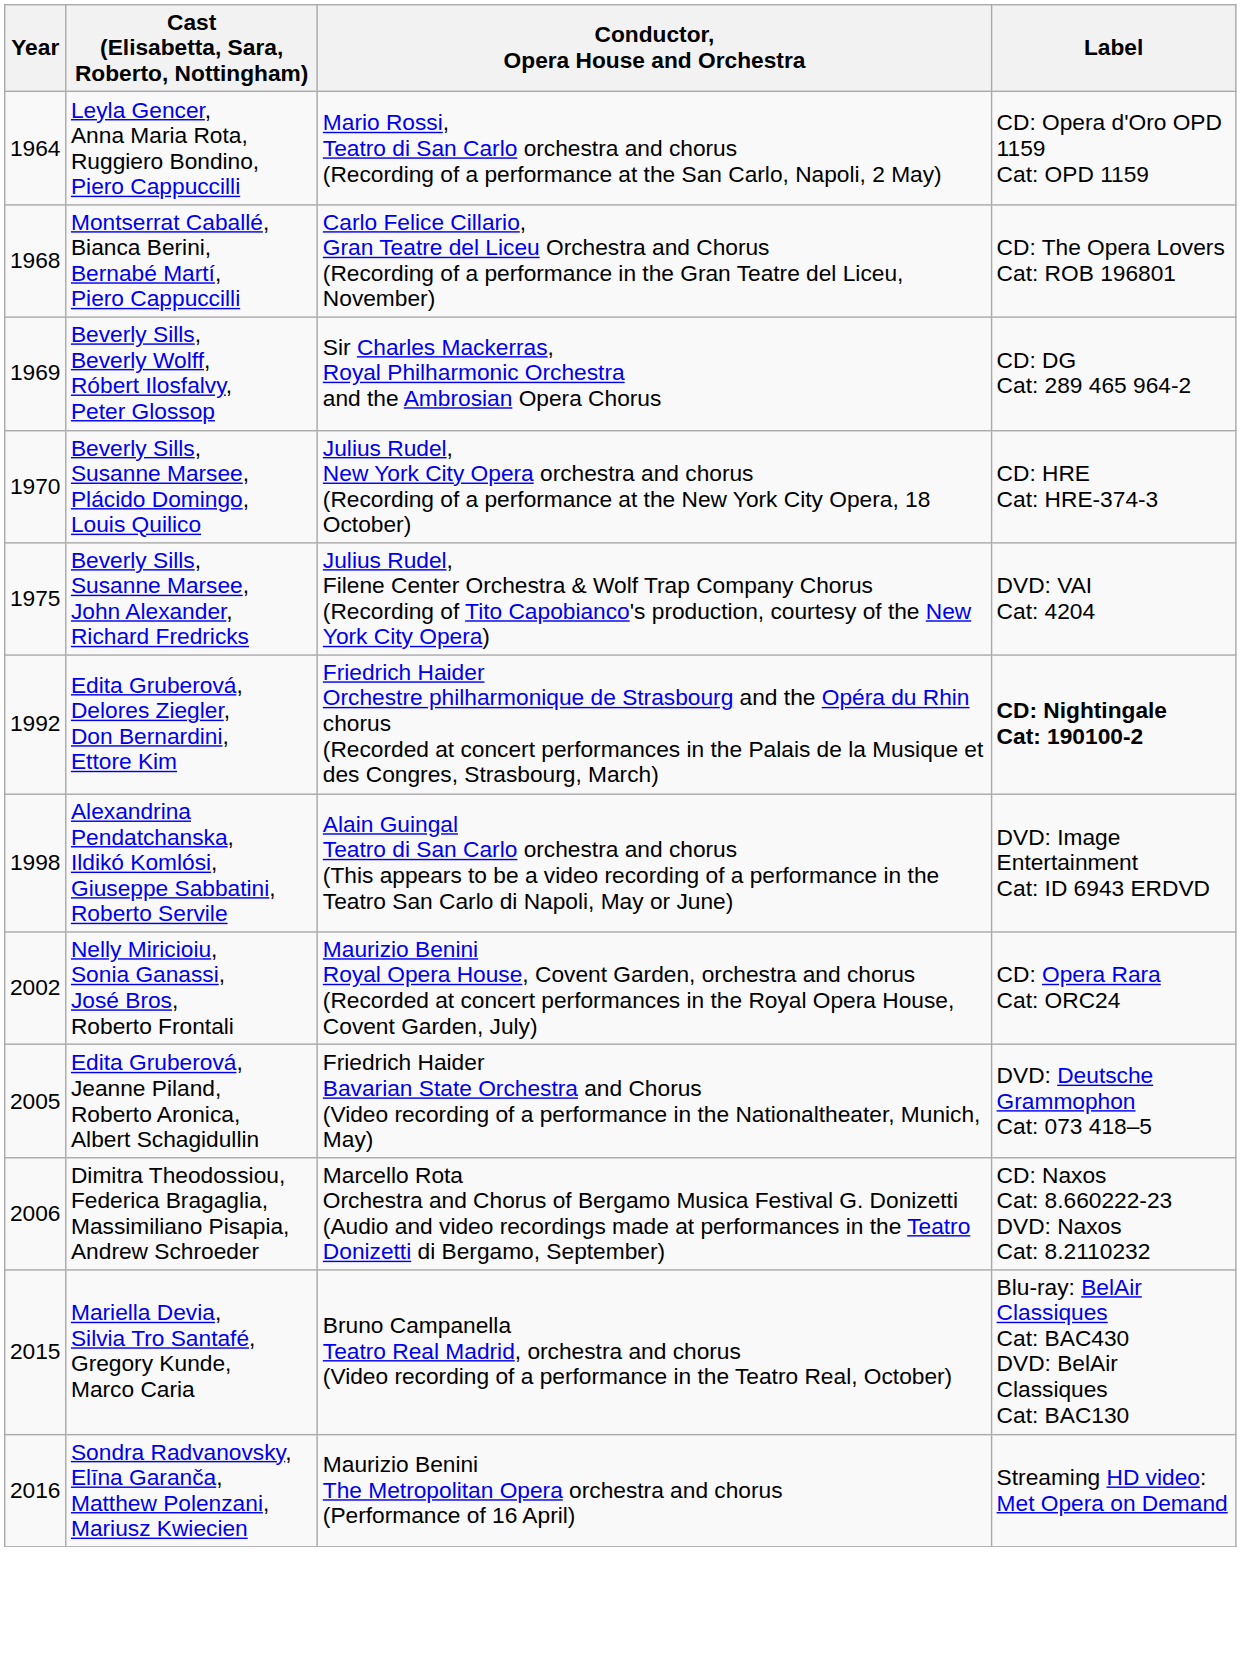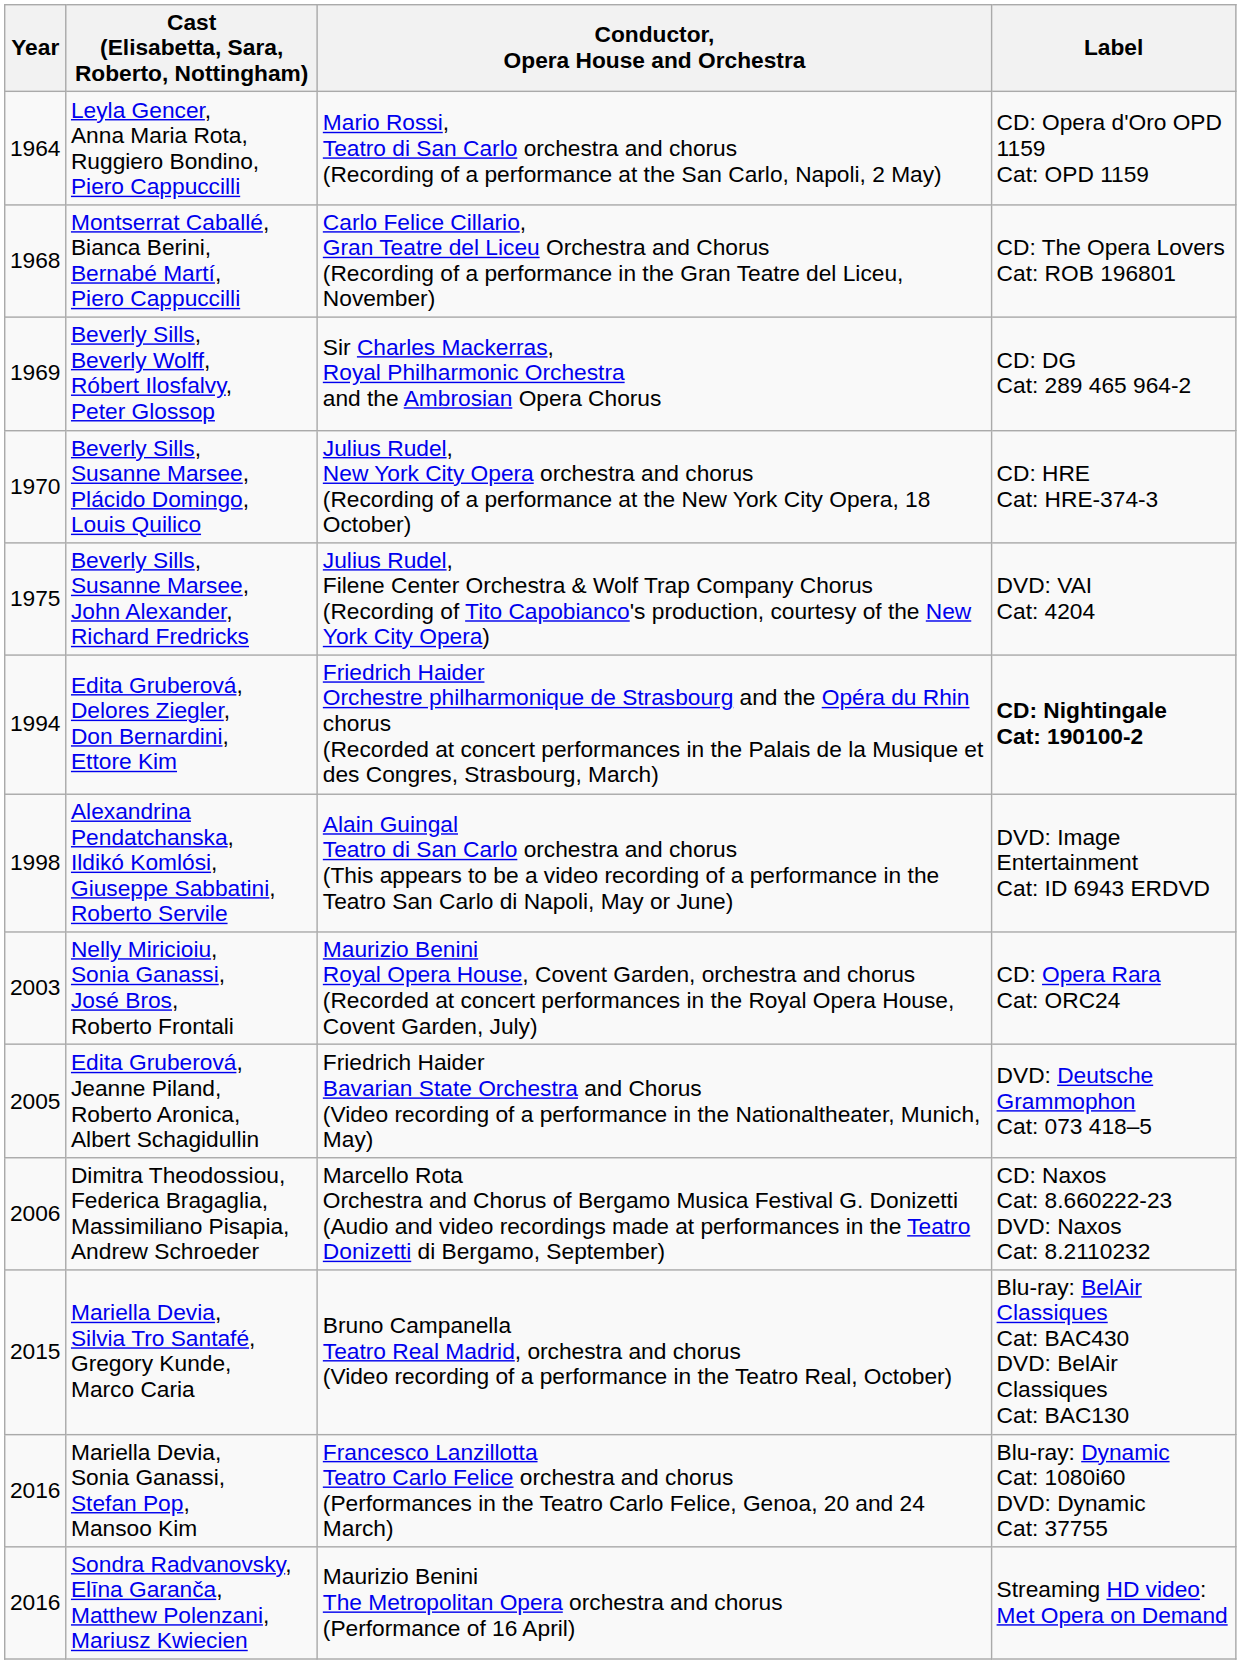(35, 724) 1992 -> (35, 724) 1994
(35, 988) 2002 -> (35, 988) 2003
+ row: (148, 1490)
